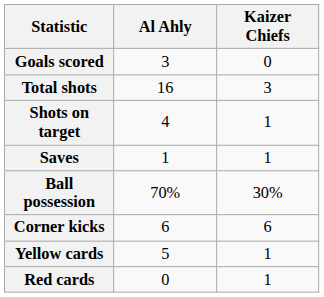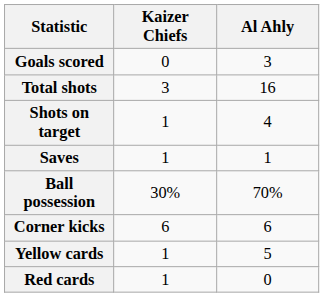columns swapped: (268, 26) <-> (165, 26)
